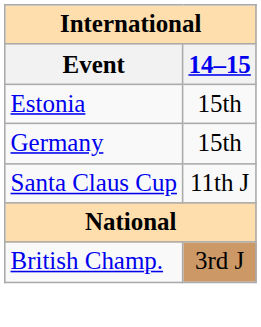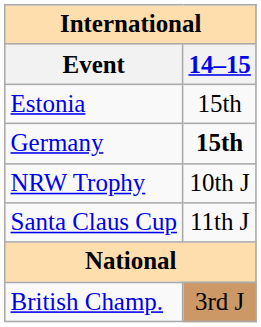(220, 143) normal -> (220, 143) bold
+ row: (78, 182)
